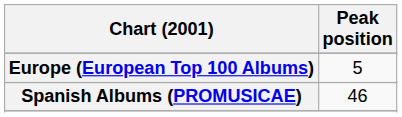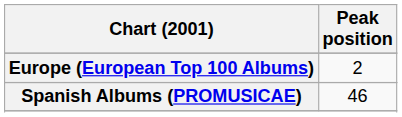(358, 67) 5 -> (358, 67) 2
